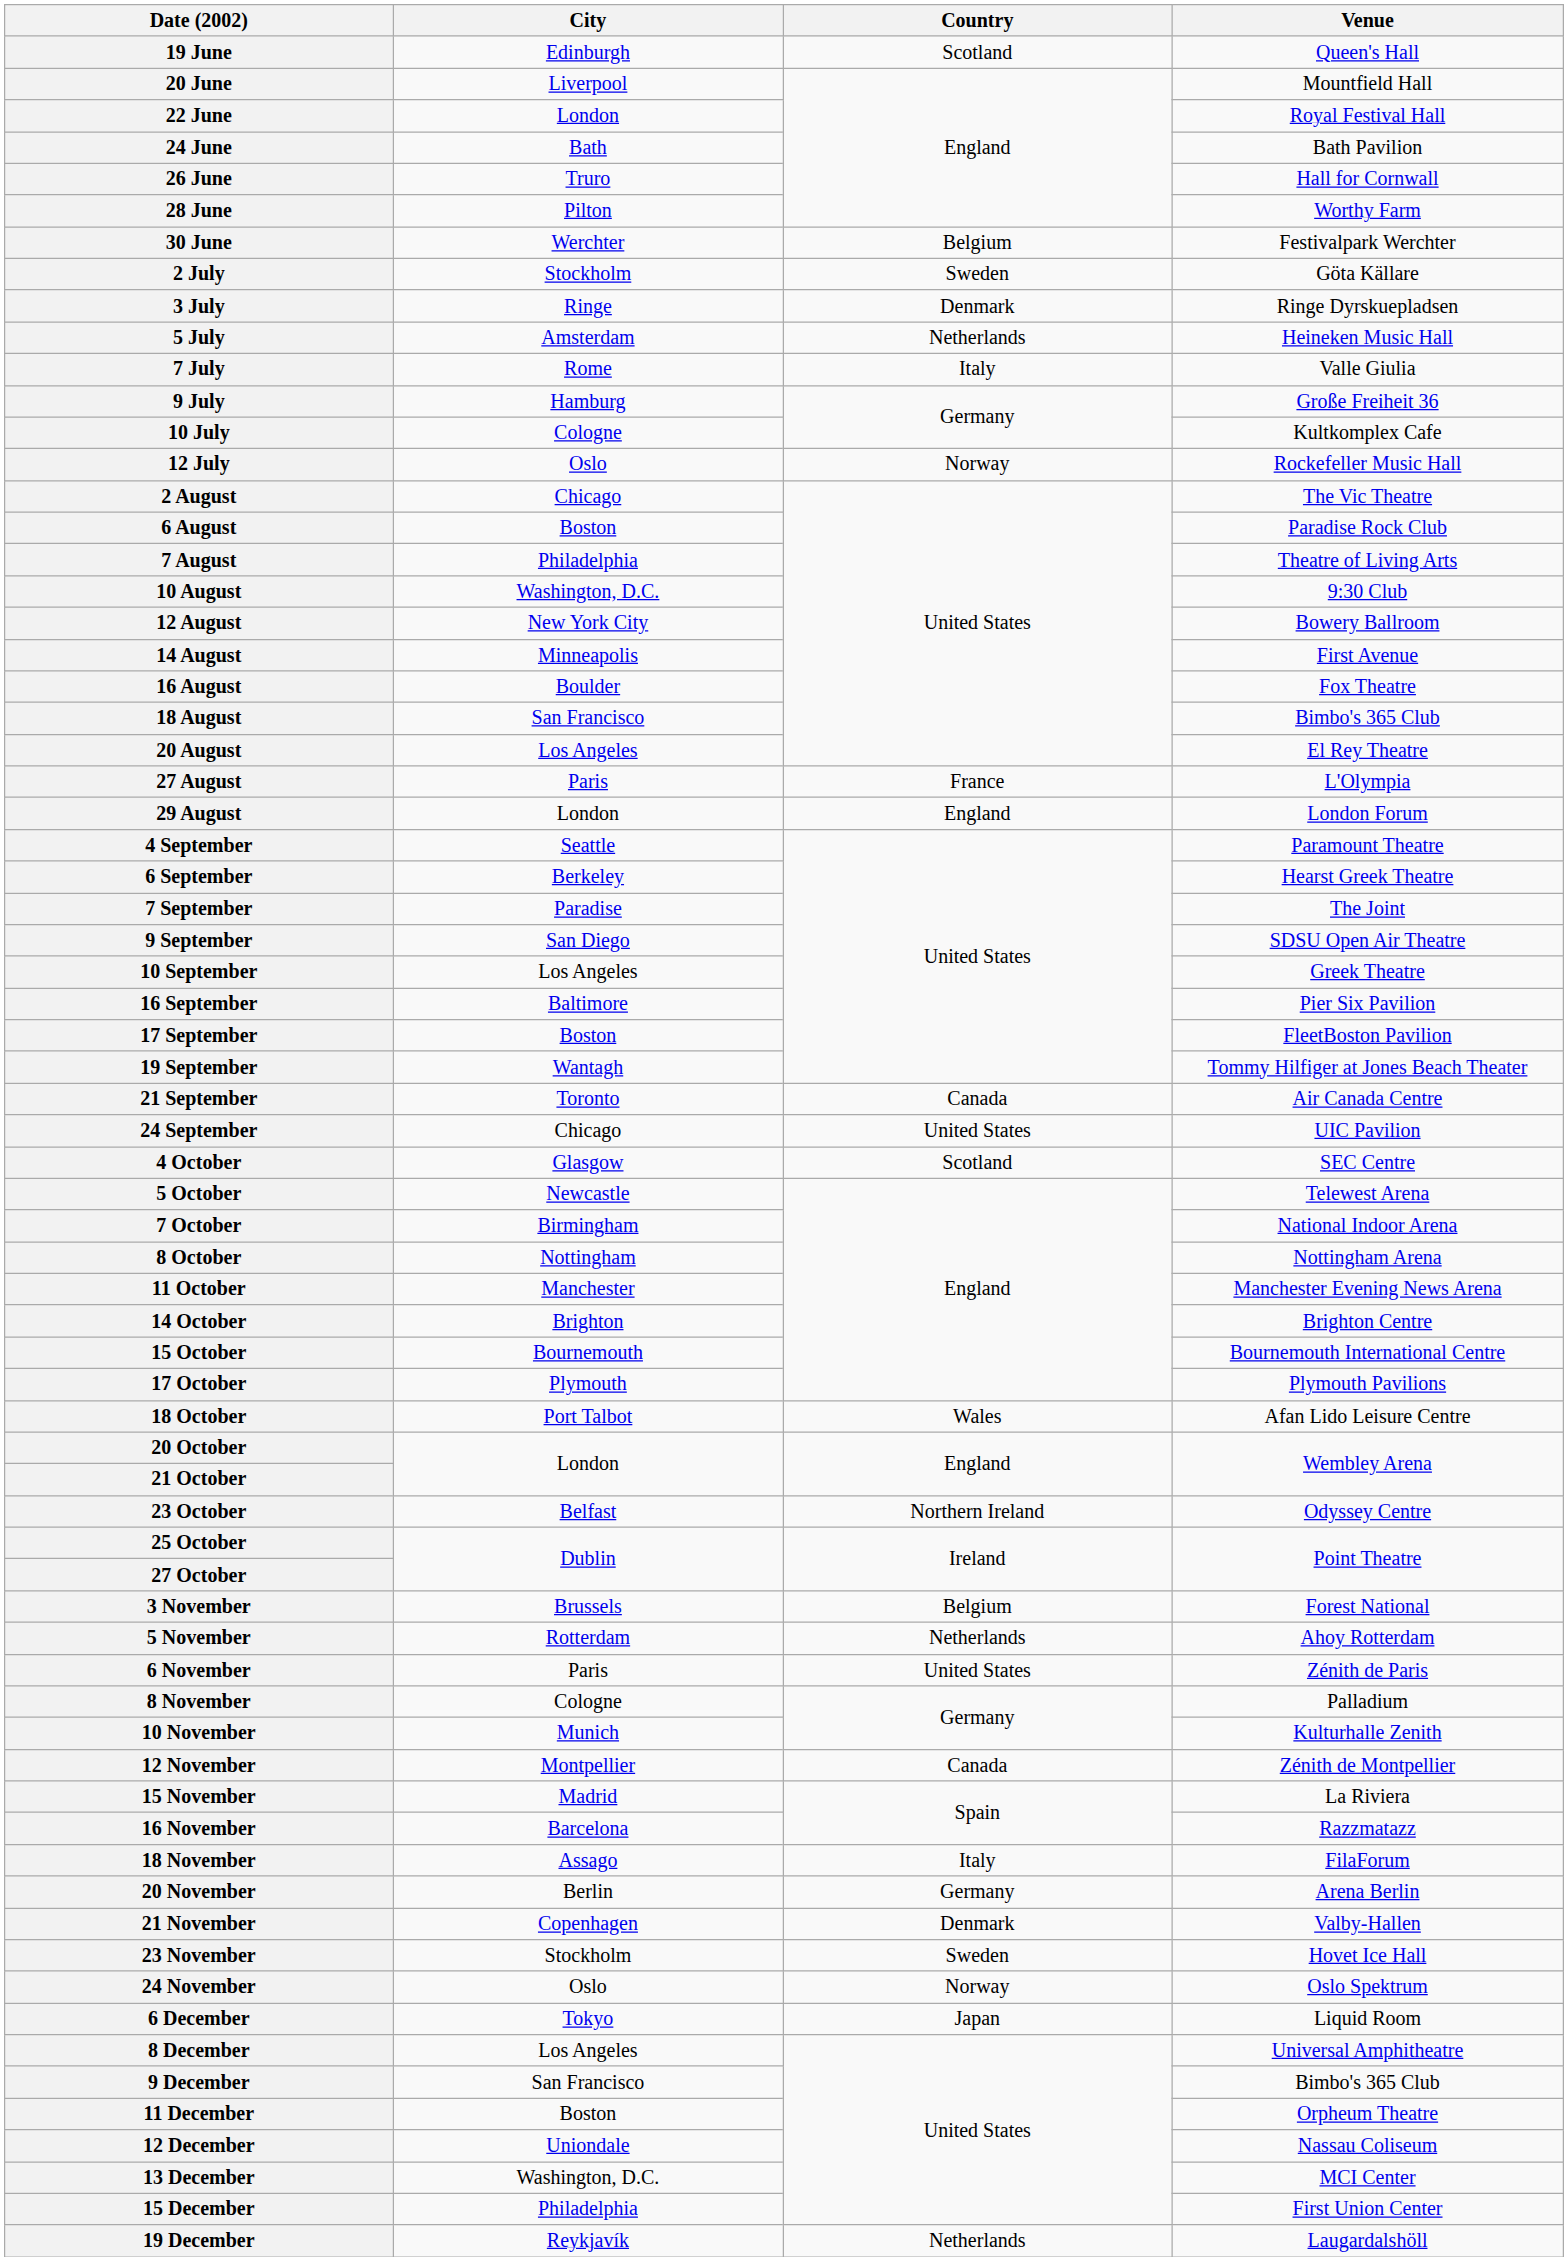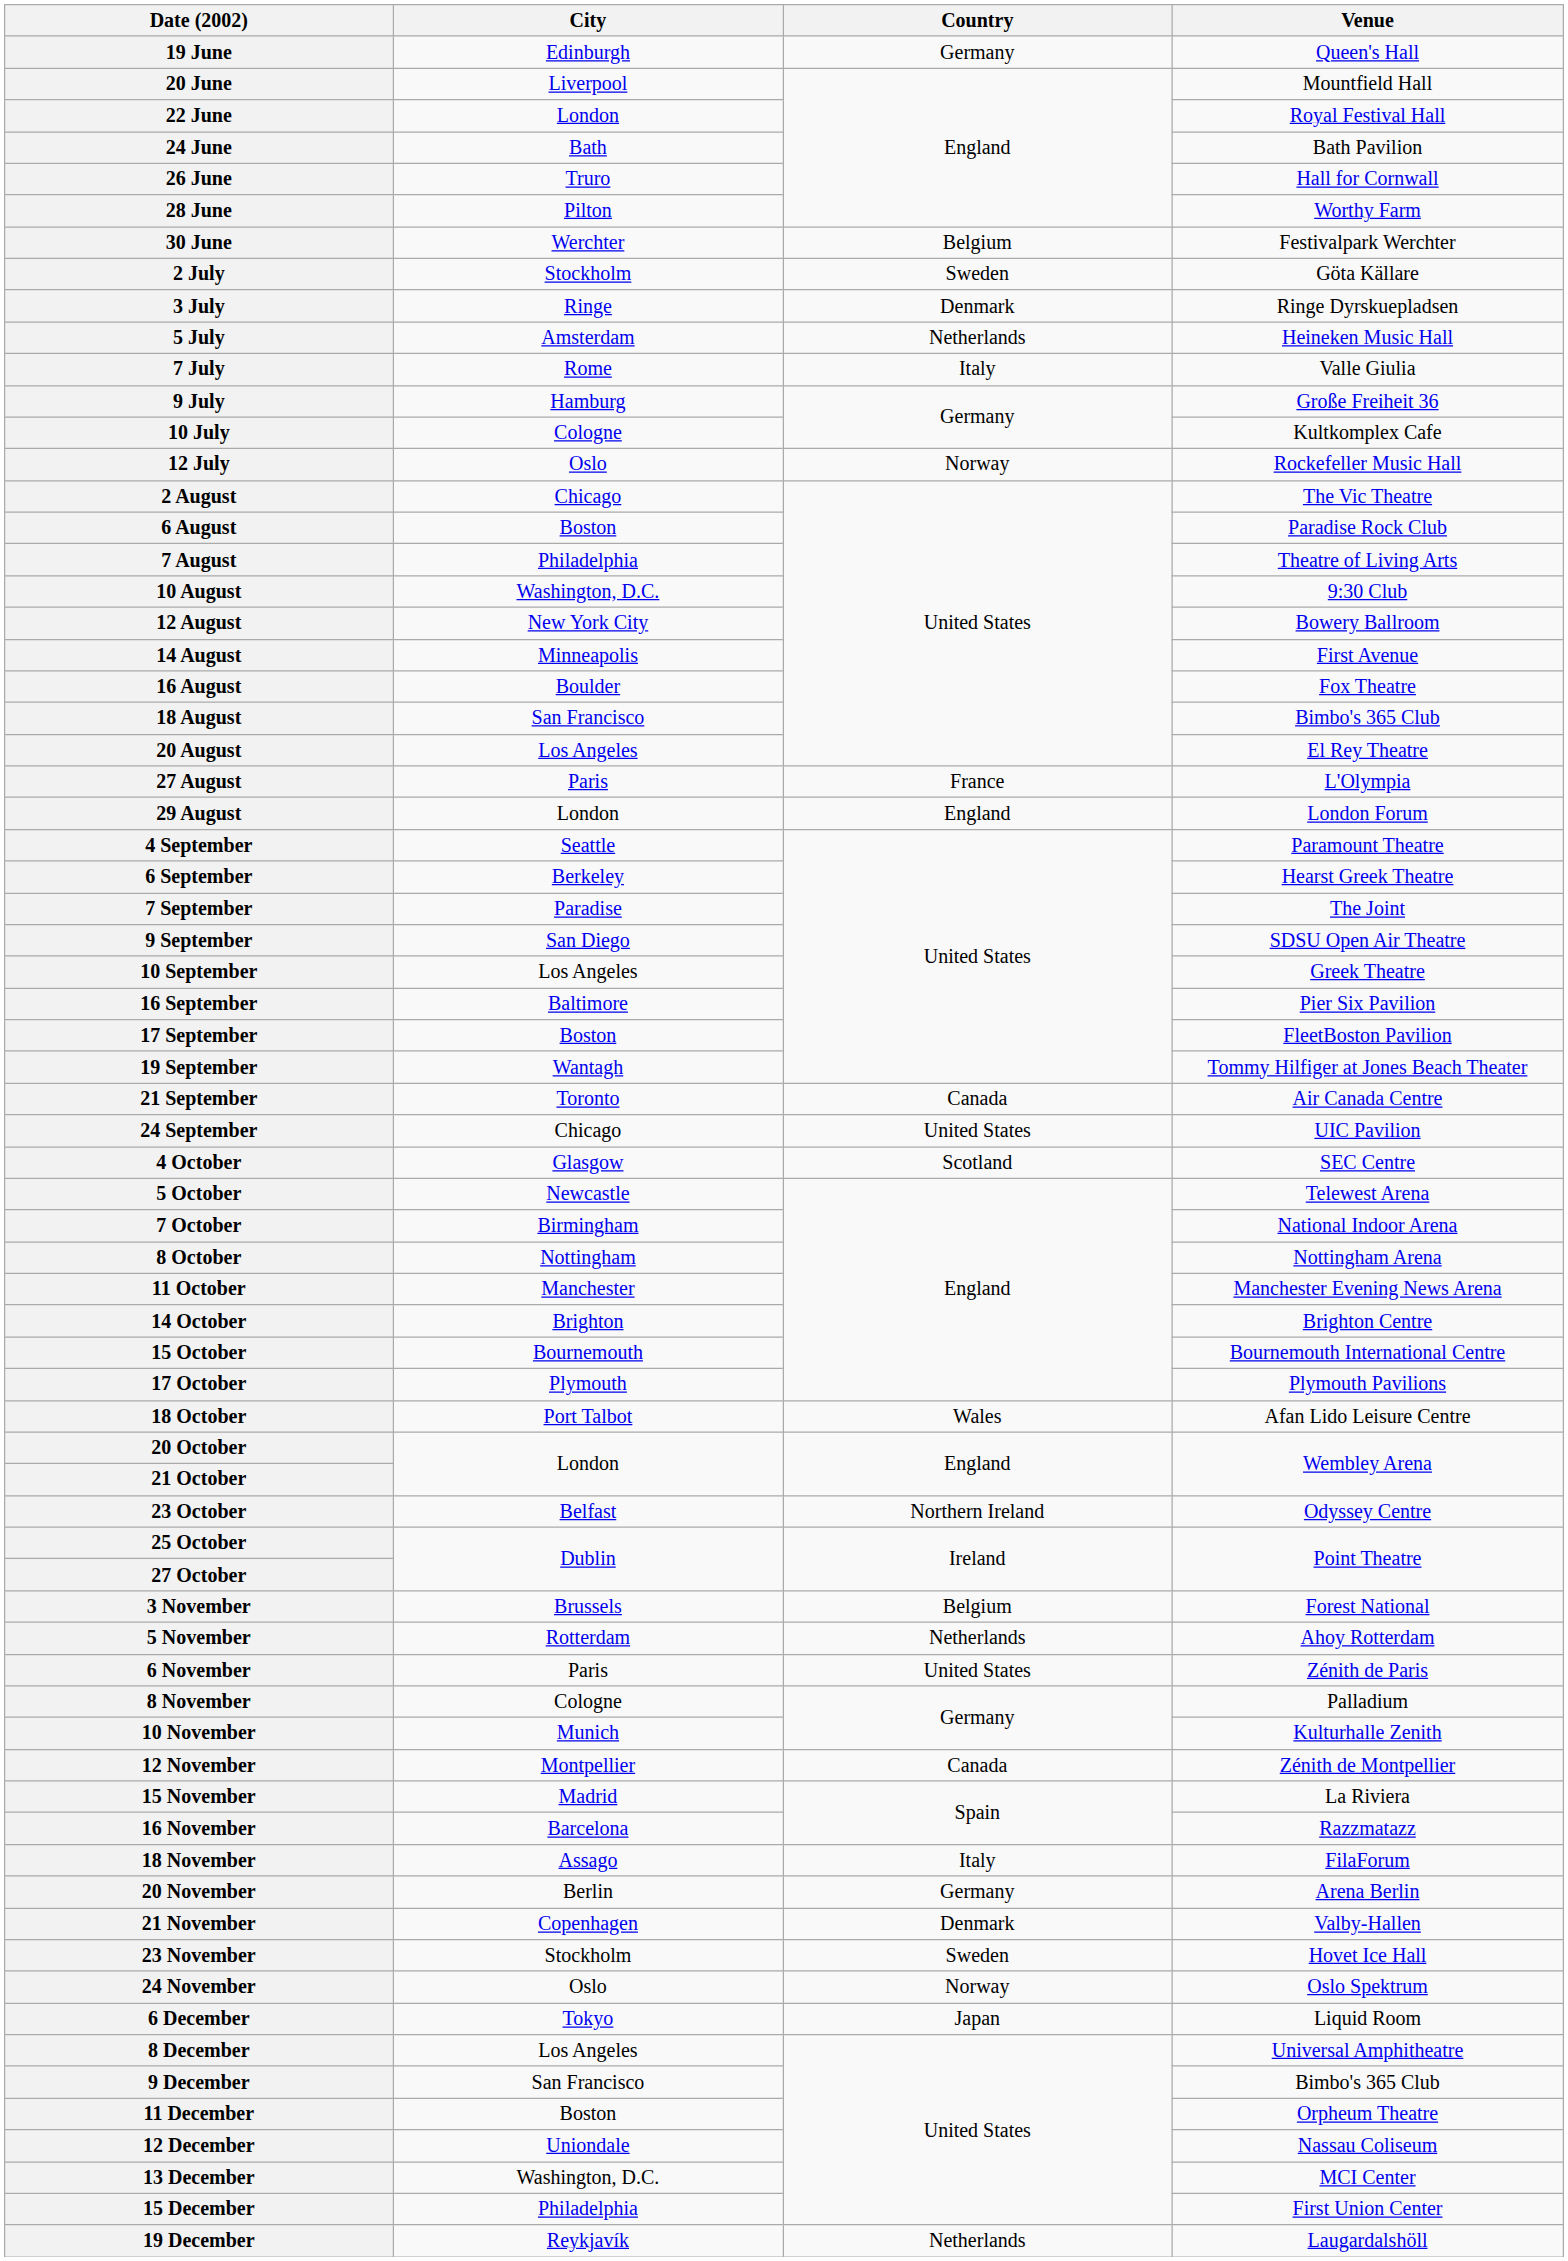(977, 52) Scotland -> (977, 52) Germany
